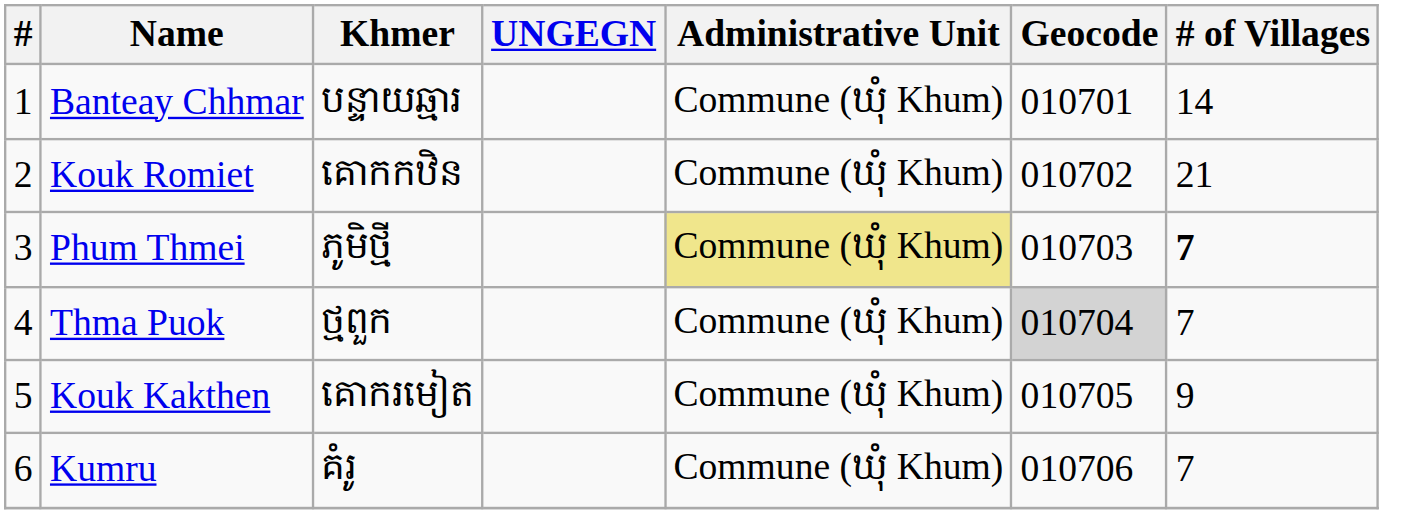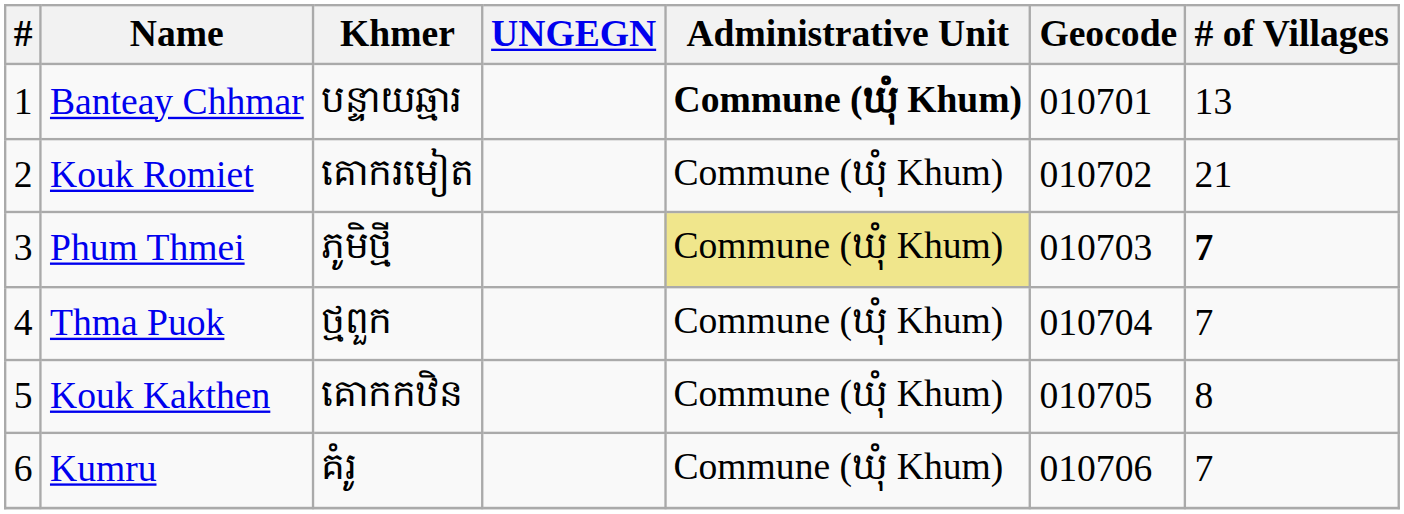(838, 98) normal -> (848, 98) bold
(1195, 100) 14 -> (1213, 100) 13
(392, 172) គោកកឋិន -> (397, 172) គោករមៀត
(1077, 322) lightgrey background -> (1096, 322) no background
(397, 393) គោករមៀត -> (392, 393) គោកកឋិន
(1185, 395) 9 -> (1204, 395) 8
